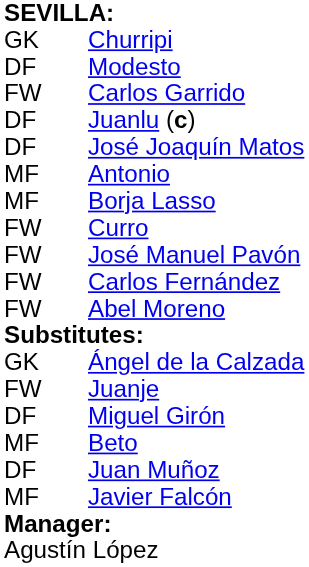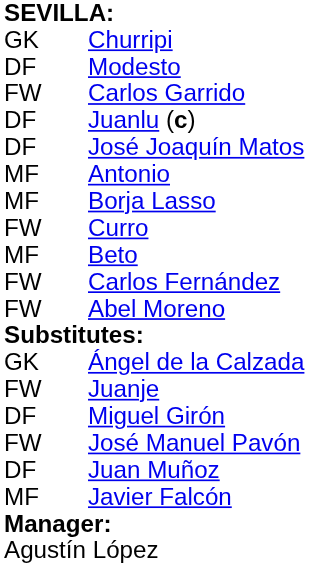rows swapped: (194, 254) <-> (113, 443)
